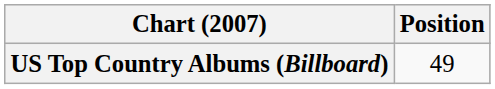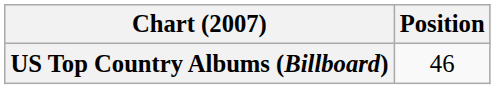(442, 63) 49 -> (442, 63) 46
